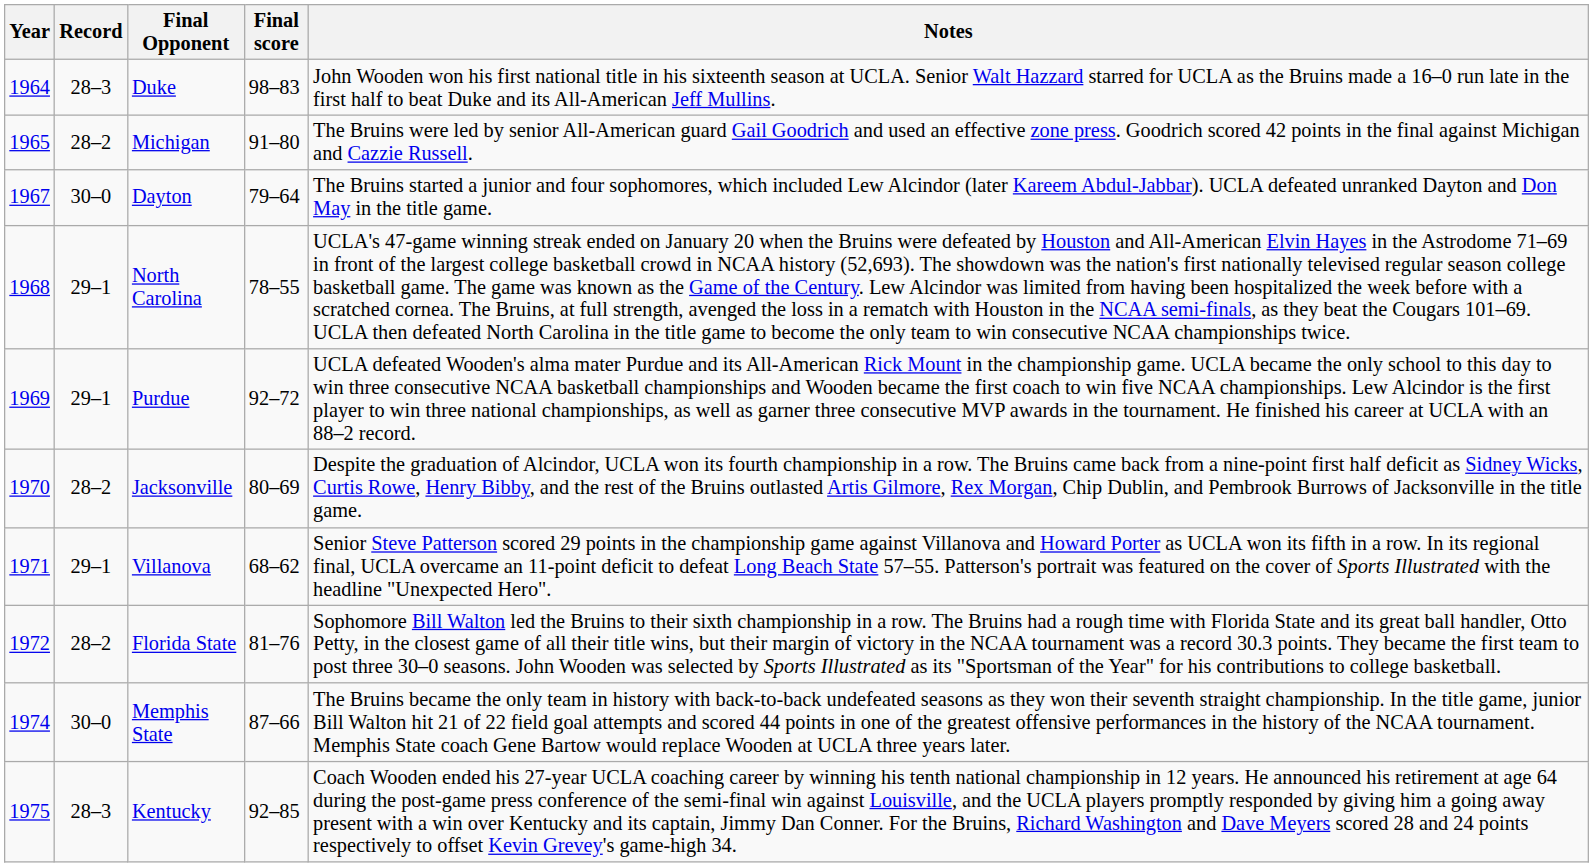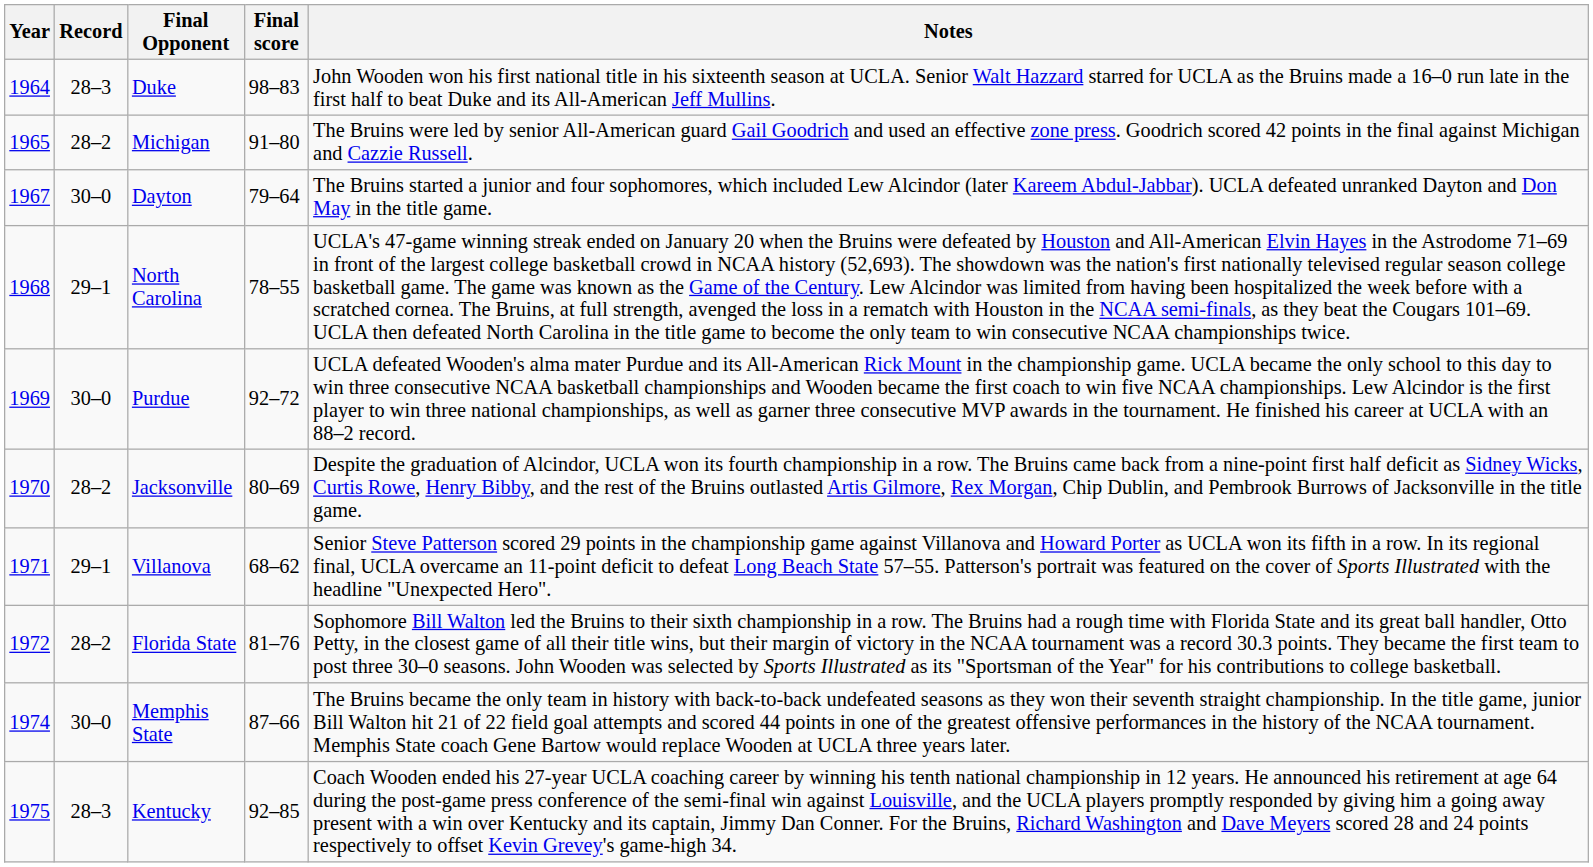(91, 398) 29–1 -> (91, 398) 30–0
